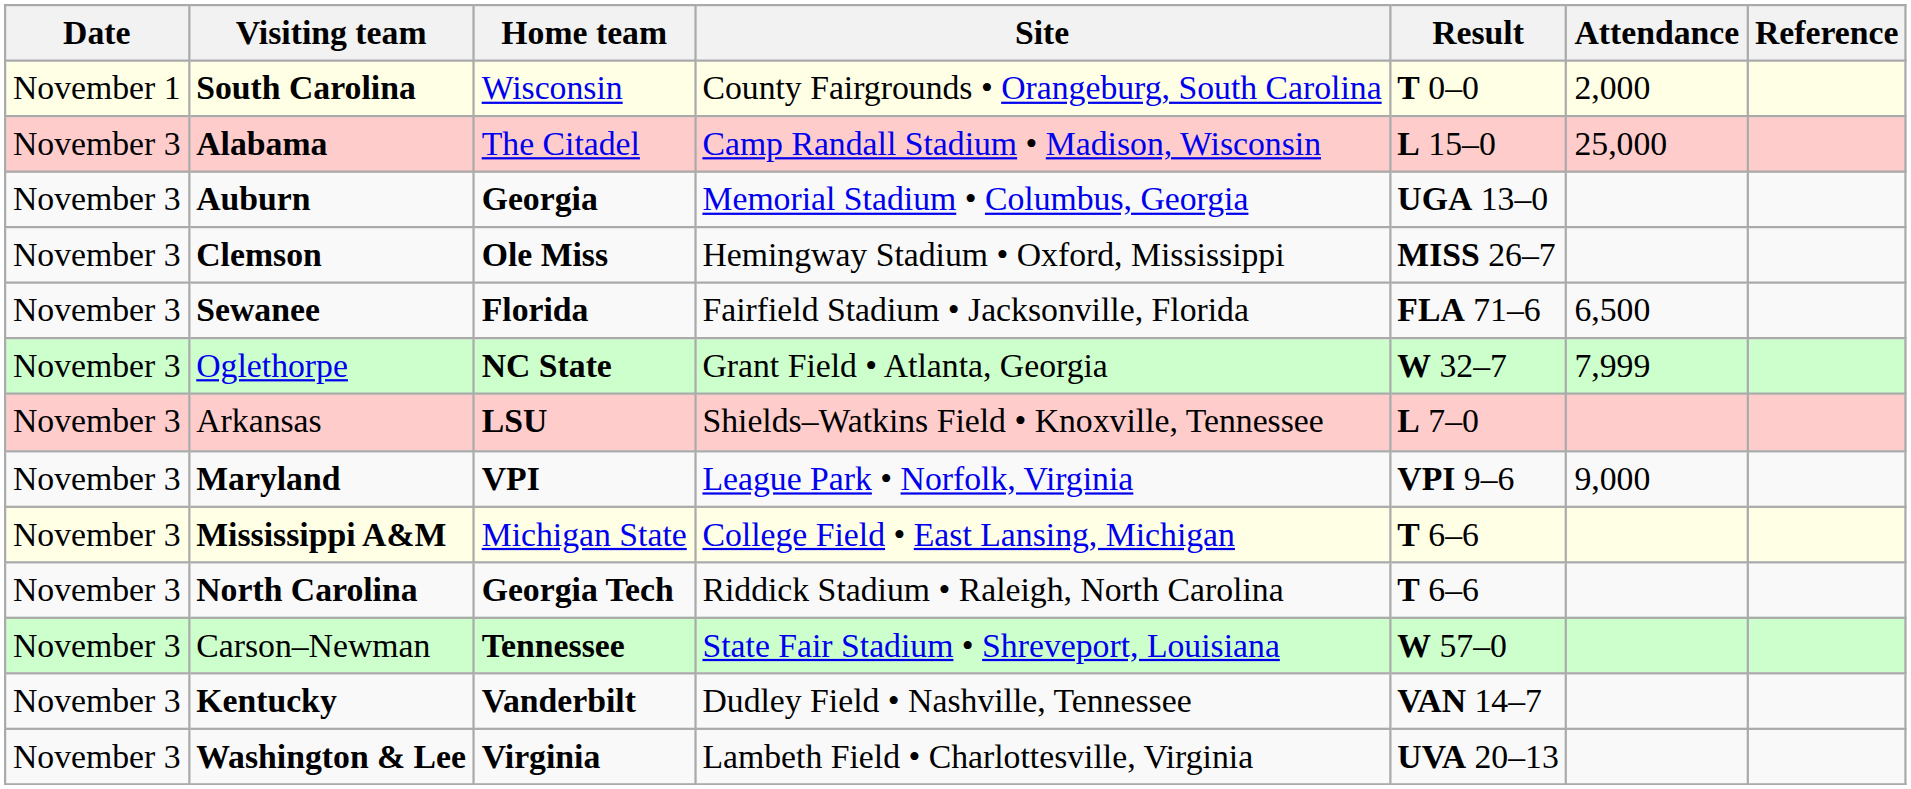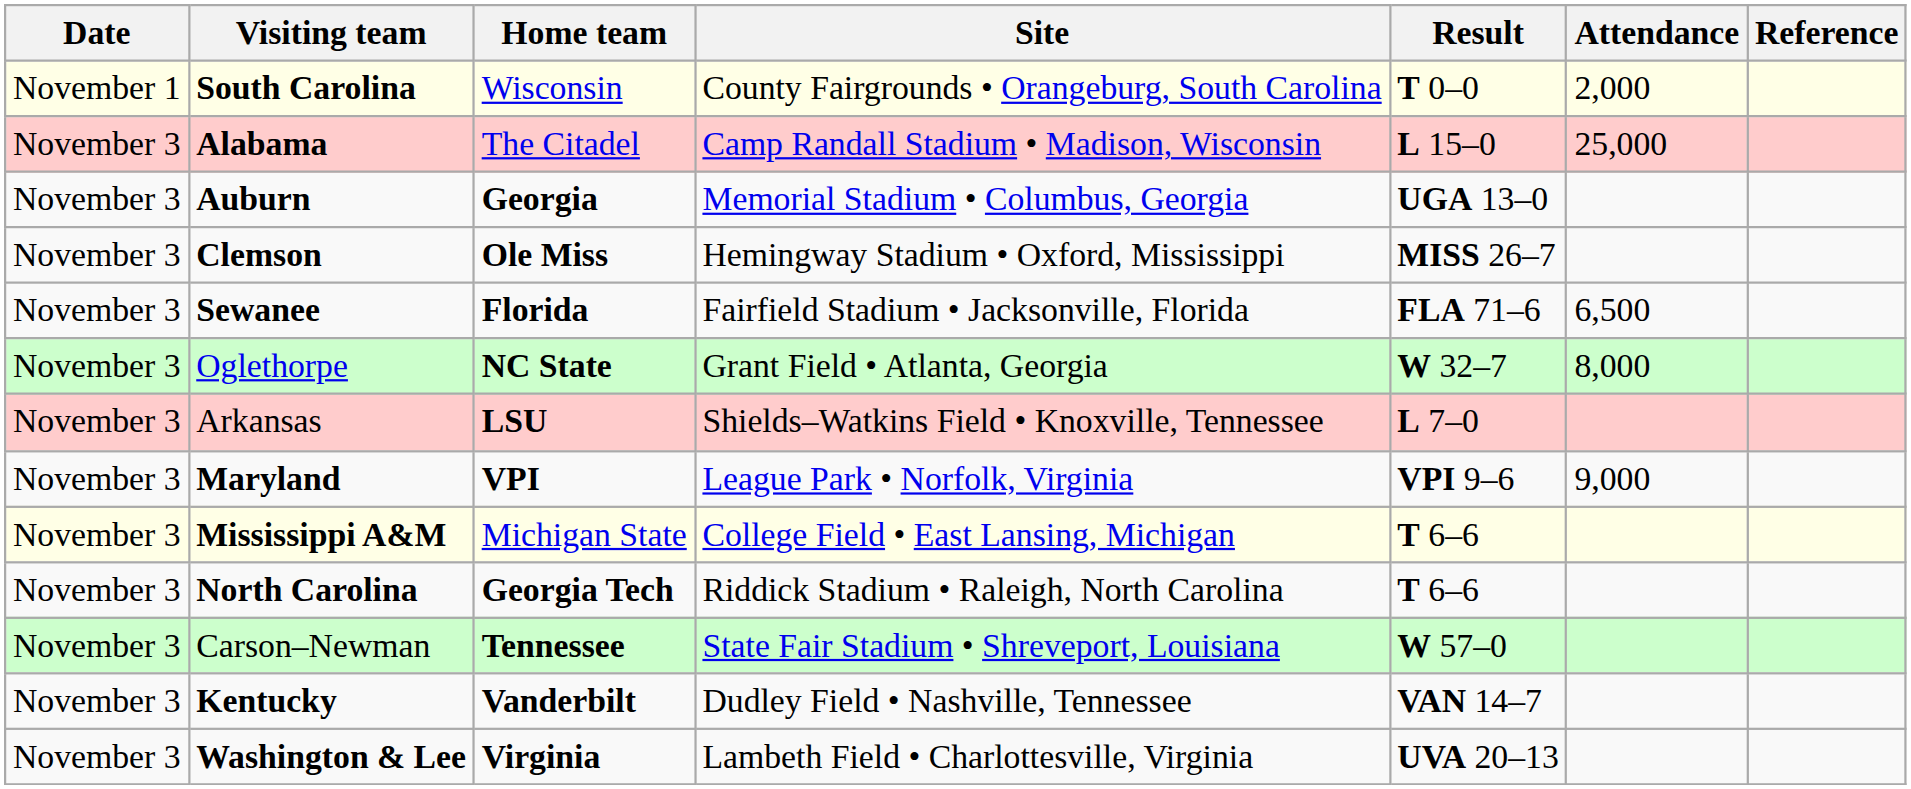(1612, 366) 7,999 -> (1612, 366) 8,000
